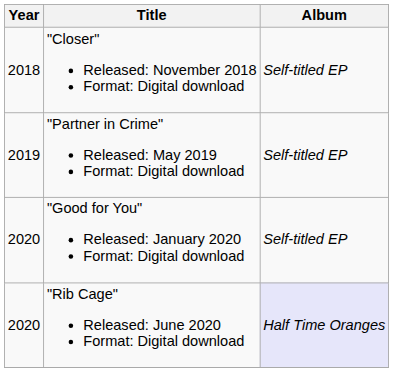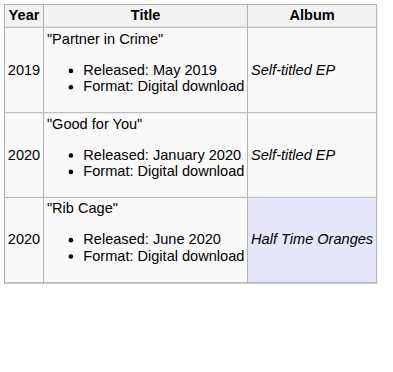- row: (152, 63)
